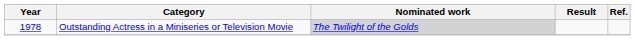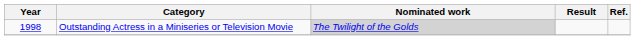(31, 27) 1978 -> (31, 27) 1998
